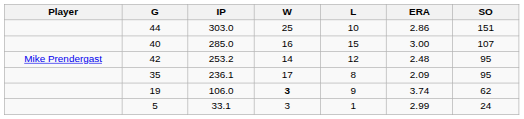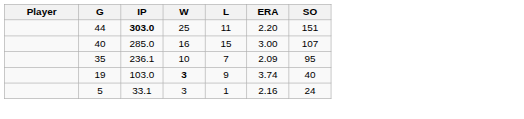(221, 28) normal -> (142, 28) bold
(353, 28) 10 -> (226, 28) 11
(420, 28) 2.86 -> (268, 28) 2.20
- row: (155, 59)
(287, 75) 17 -> (184, 59) 10
(353, 75) 8 -> (226, 59) 7
(221, 91) 106.0 -> (142, 75) 103.0
(486, 91) 62 -> (310, 75) 40
(420, 106) 2.99 -> (268, 91) 2.16
